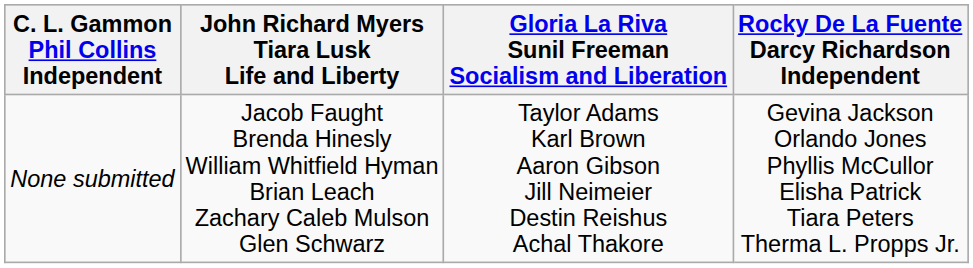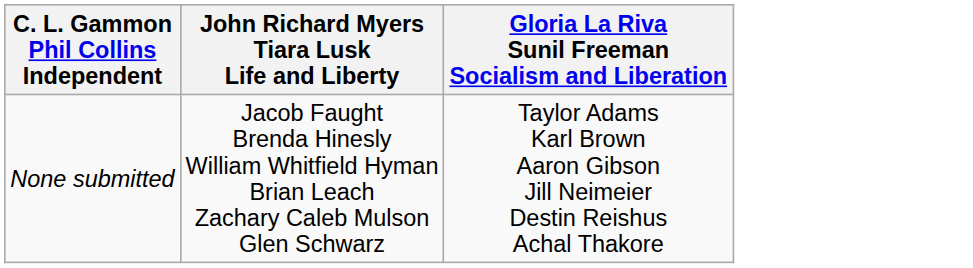- column: (850, 50)
